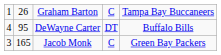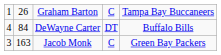(23, 27) 95 -> (23, 27) 84
(23, 43) 165 -> (23, 43) 163
